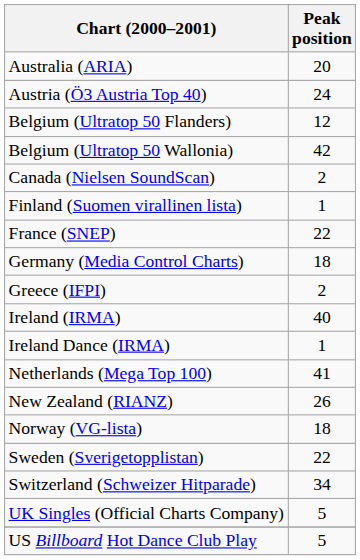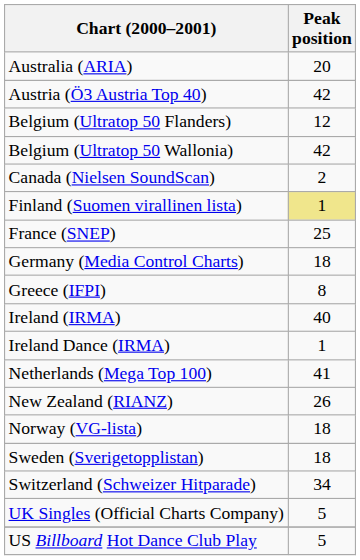(322, 94) 24 -> (322, 94) 42
(322, 205) no background -> (322, 205) khaki background
(322, 233) 22 -> (322, 233) 25
(322, 289) 2 -> (322, 289) 8
(322, 456) 22 -> (322, 456) 18
